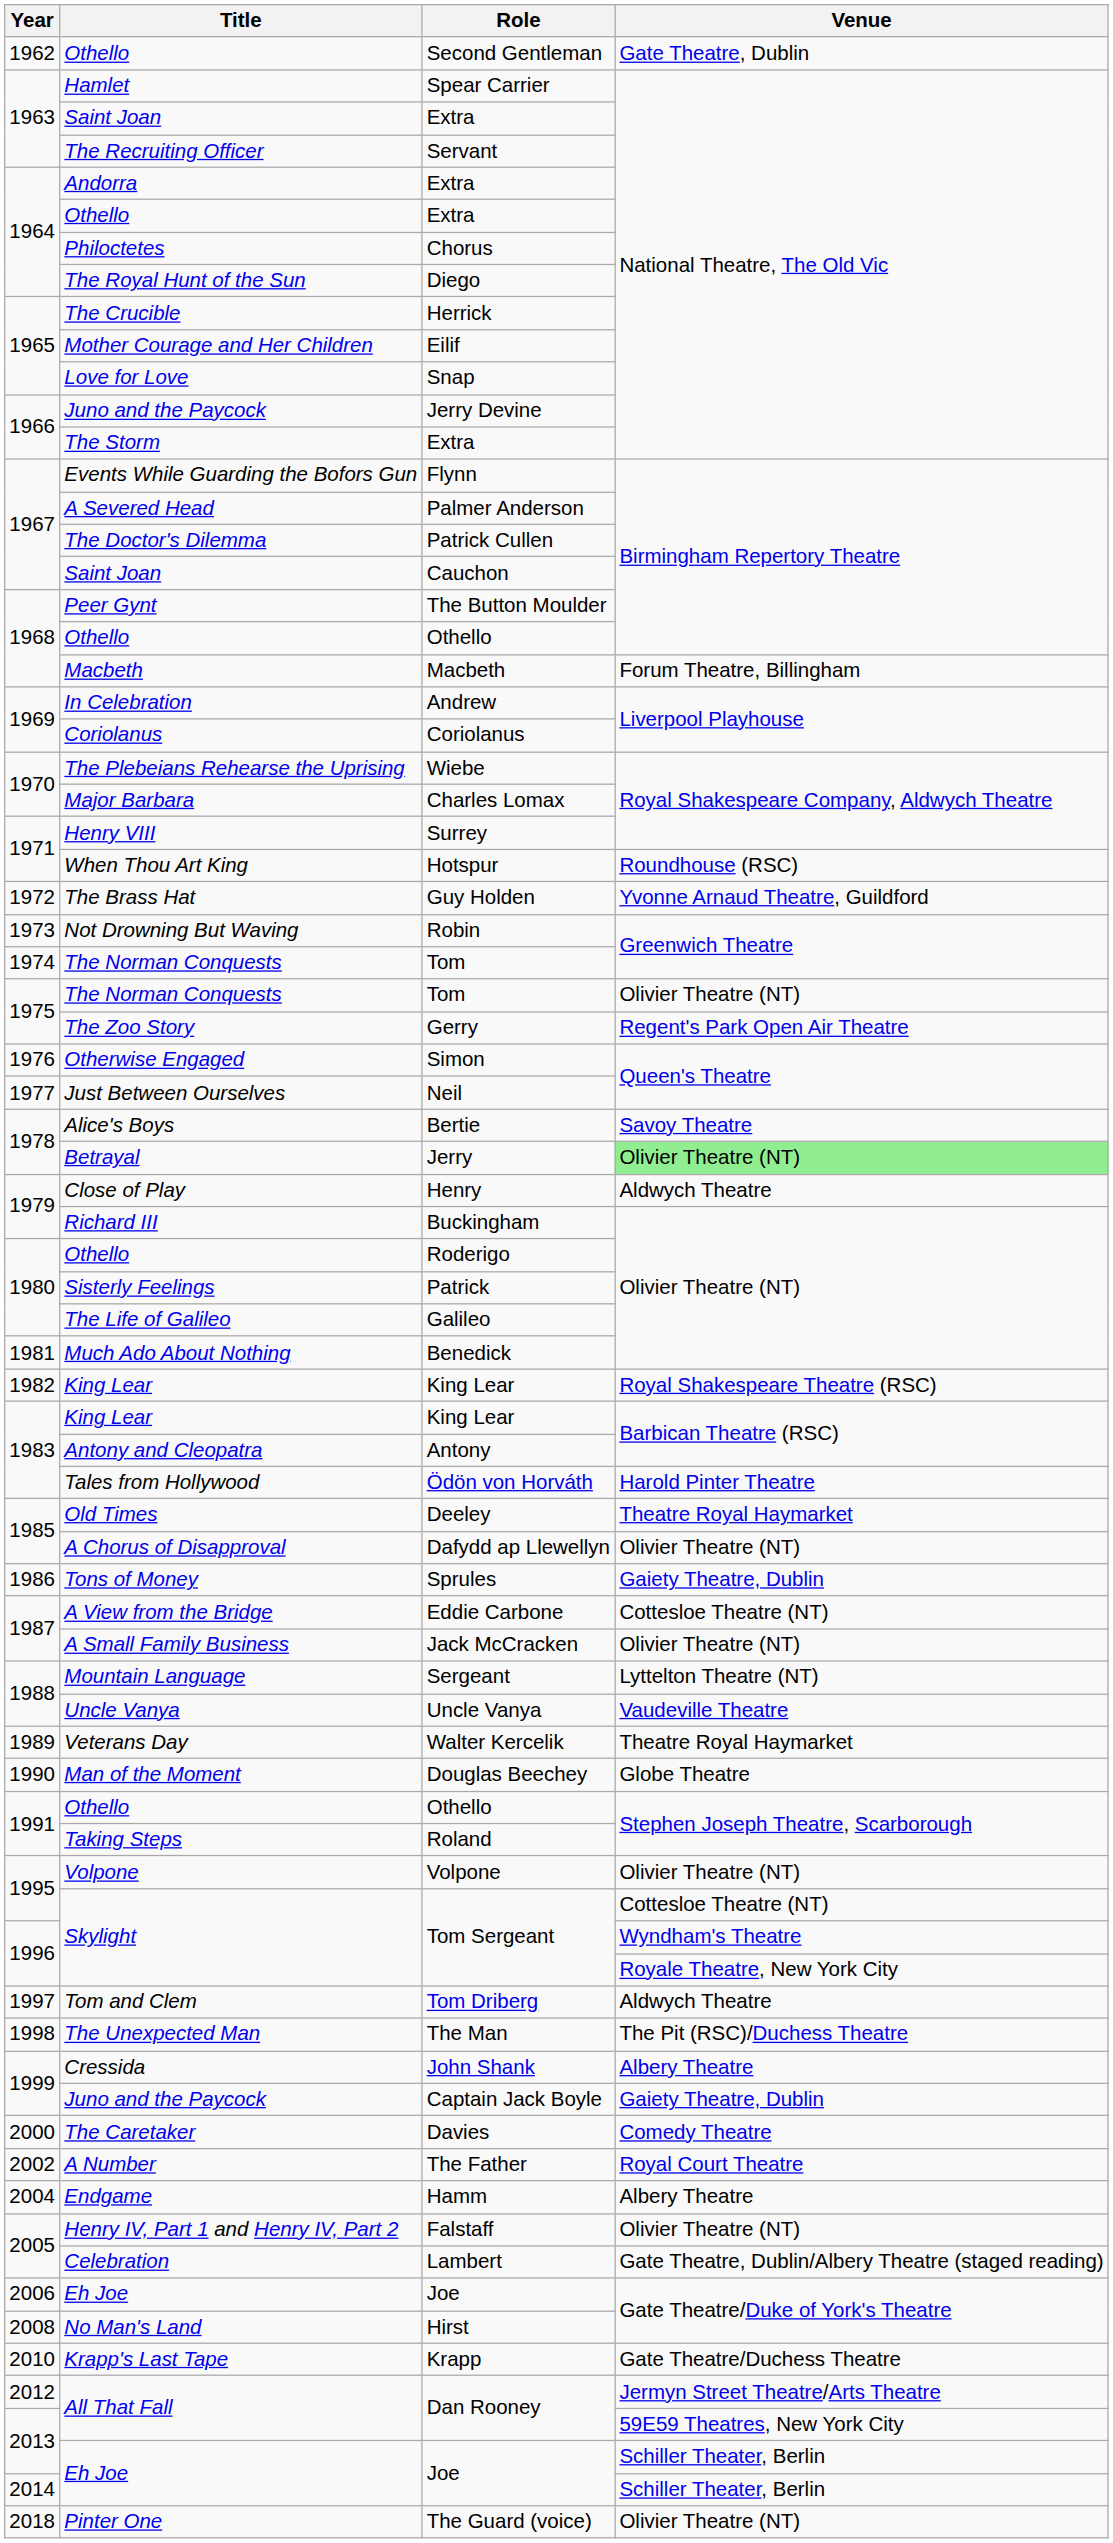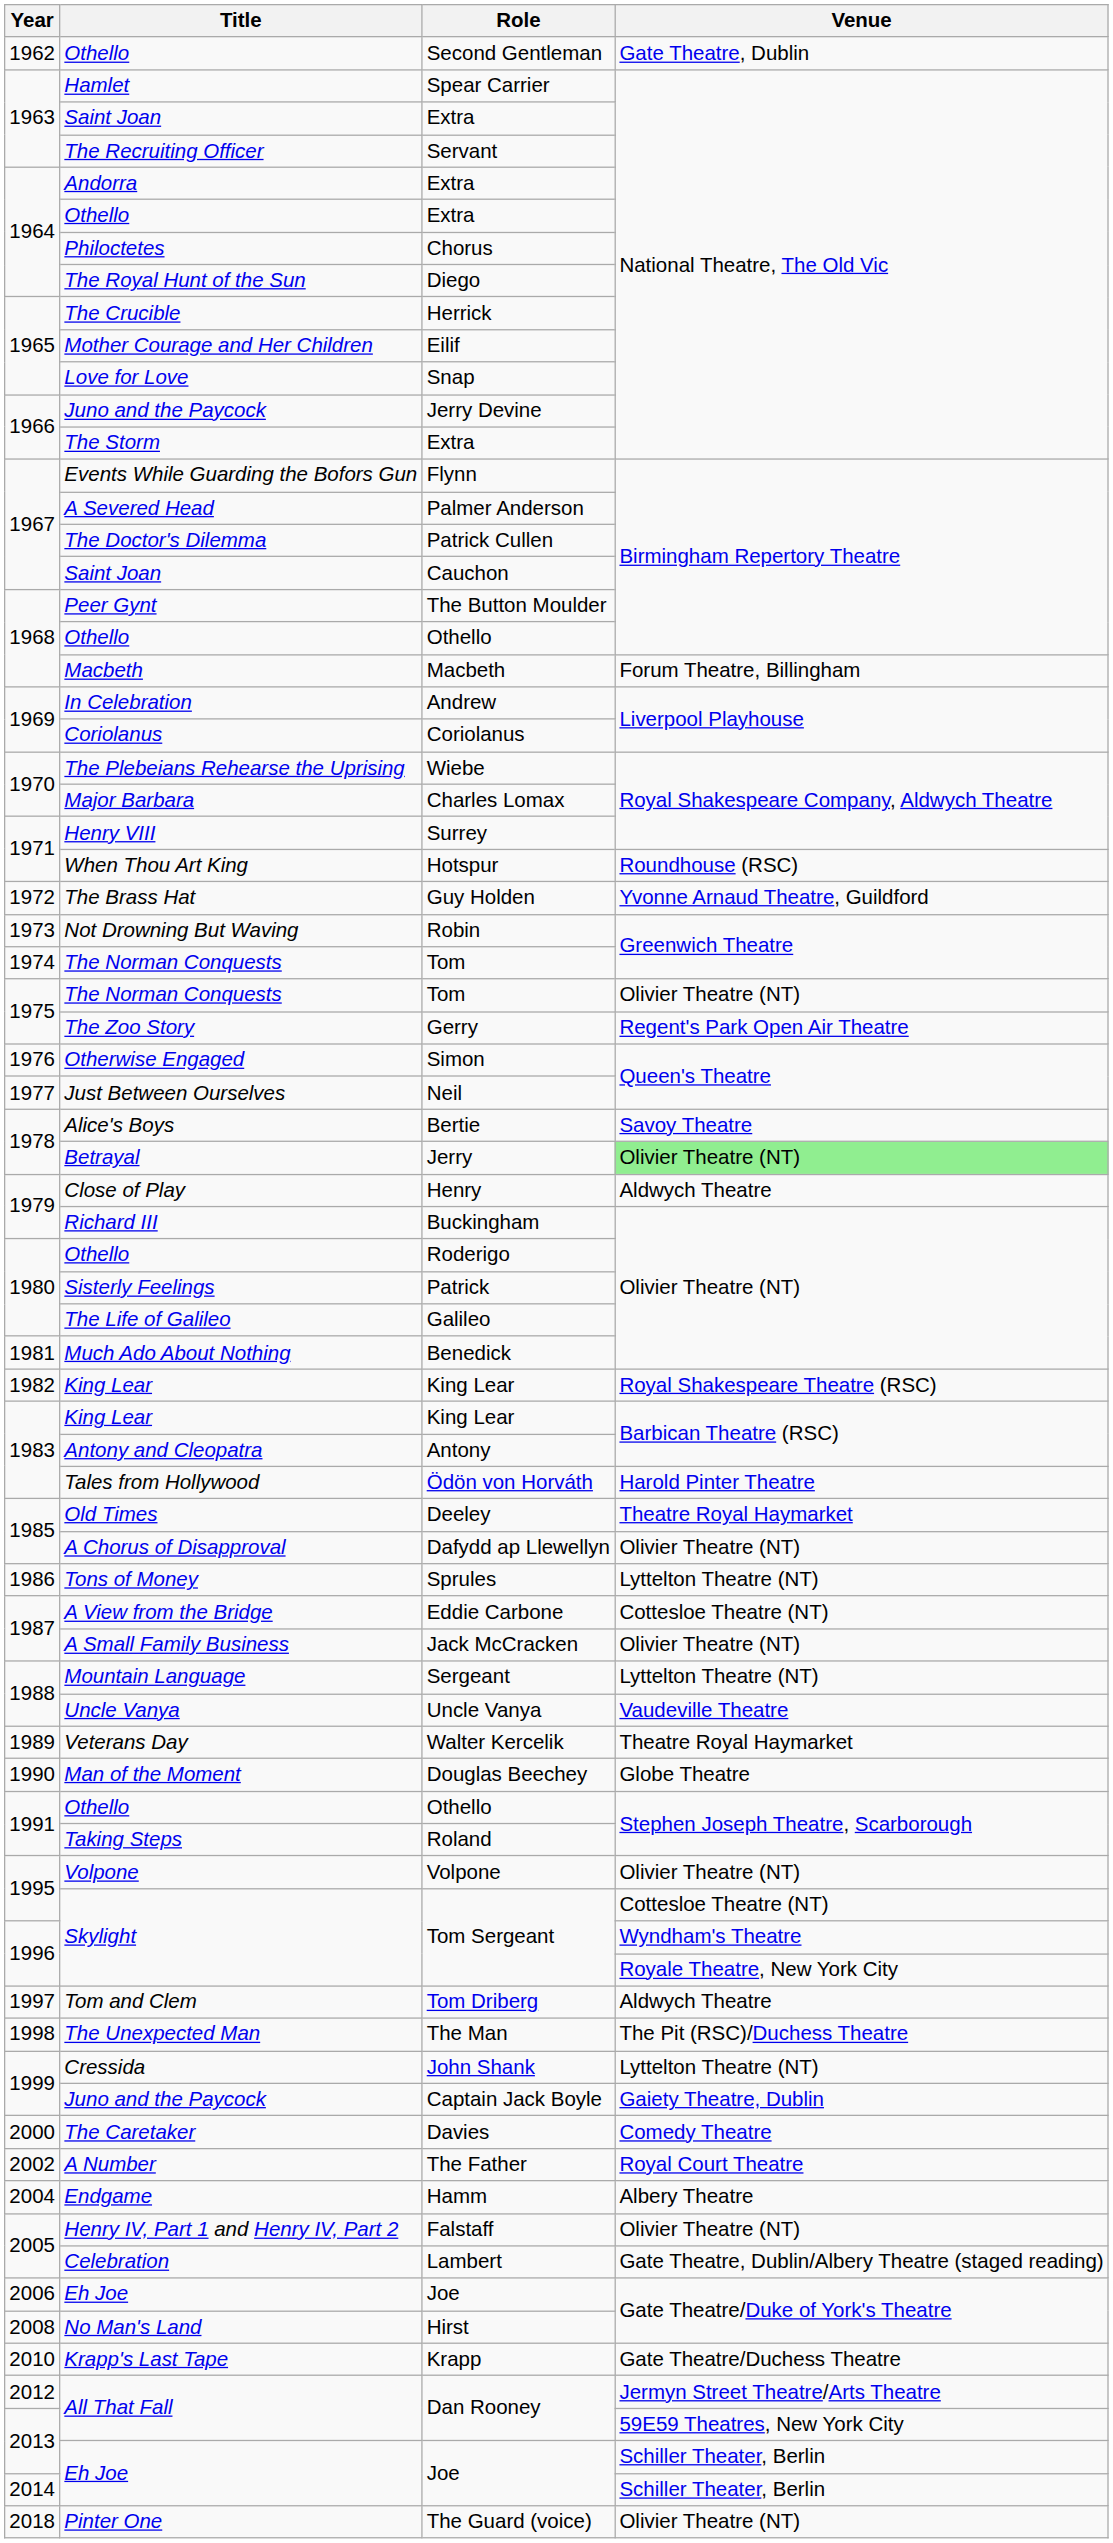(722, 1579) Gaiety Theatre, Dublin -> (719, 1579) Lyttelton Theatre (NT)
(686, 2066) Albery Theatre -> (719, 2066) Lyttelton Theatre (NT)
